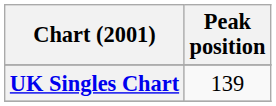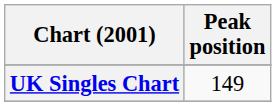(227, 82) 139 -> (227, 82) 149
